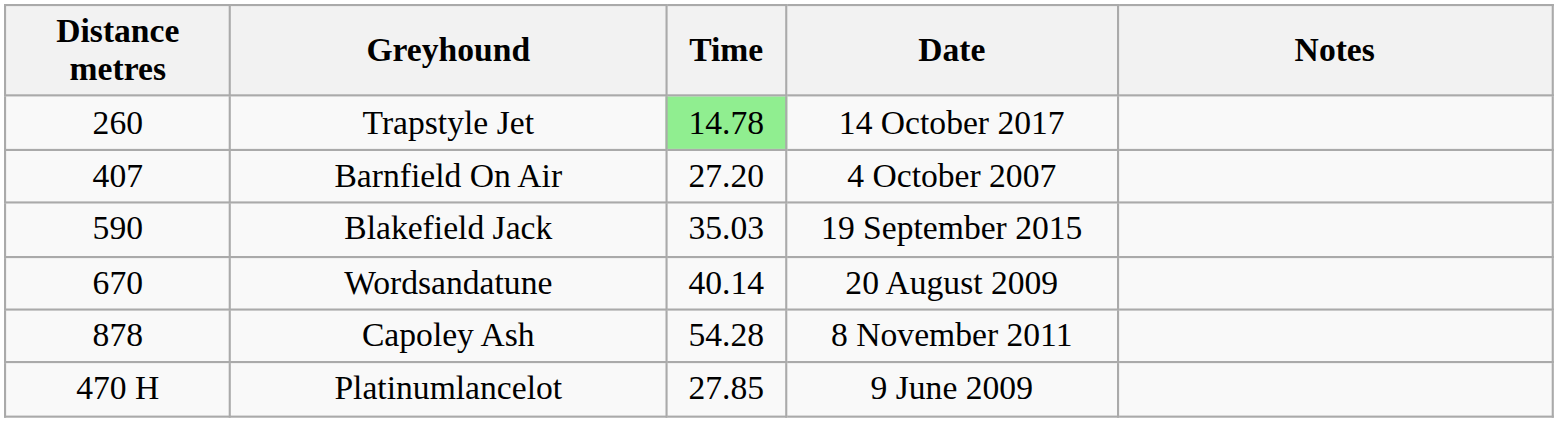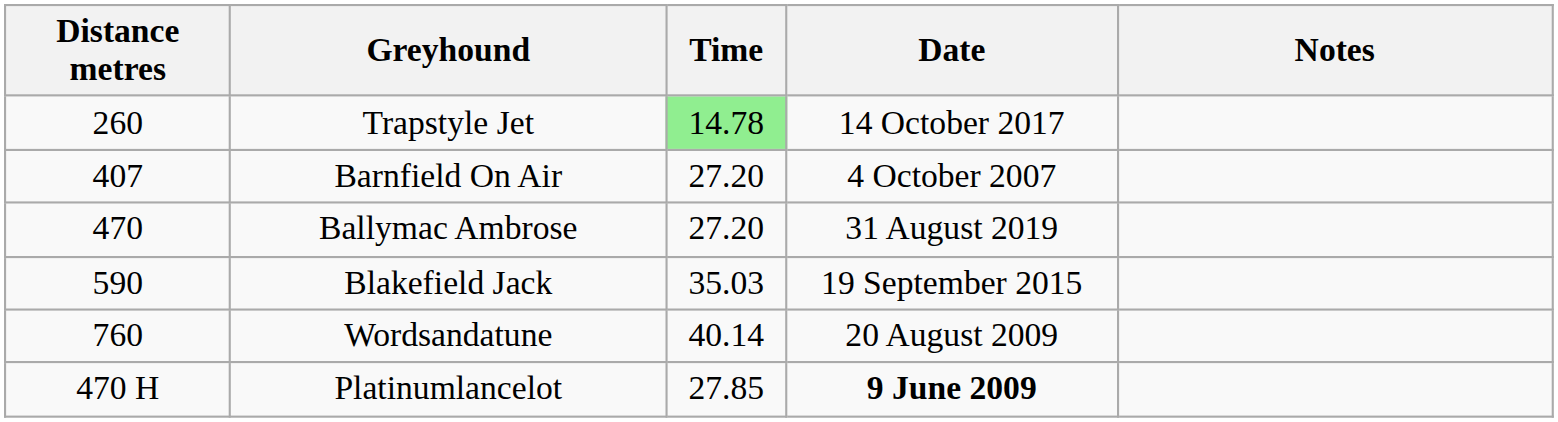+ row: (448, 228)
(118, 282) 670 -> (118, 335) 760
- row: (448, 335)
(952, 388) normal -> (952, 388) bold
